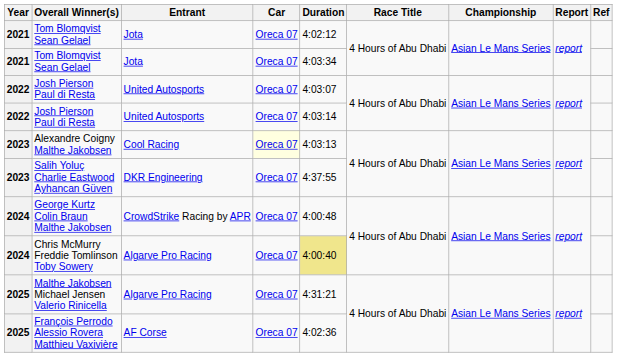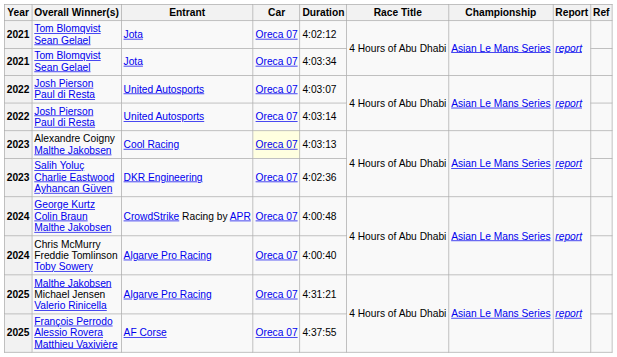(319, 178) 4:37:55 -> (319, 178) 4:02:36
(319, 256) khaki background -> (319, 256) no background
(319, 333) 4:02:36 -> (319, 333) 4:37:55
